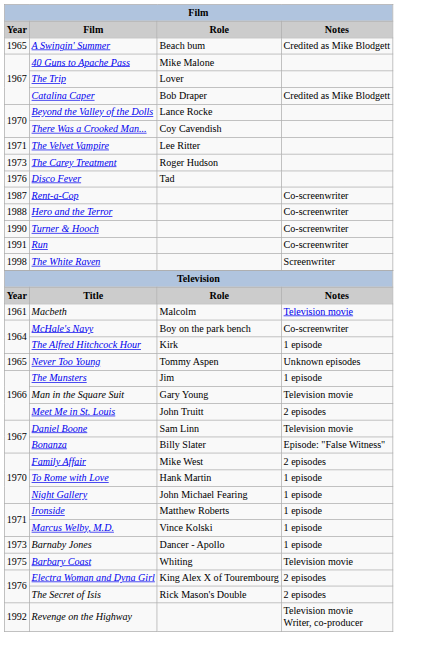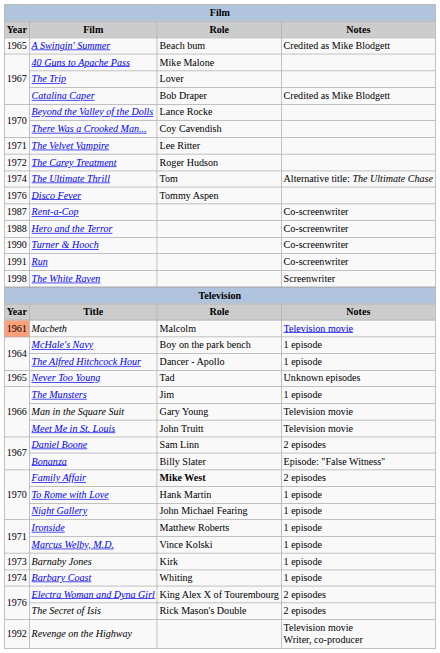(17, 162) 1973 -> (17, 162) 1972
+ row: (71, 179)
(167, 179) Tad -> (189, 196) Tommy Aspen
(17, 312) no background -> (17, 329) lightsalmon background
(316, 329) Co-screenwriter -> (303, 345) 1 episode
(169, 345) Kirk -> (192, 362) Dancer - Apollo
(189, 362) Tommy Aspen -> (167, 378) Tad
(305, 412) 2 episodes -> (318, 428) Television movie
(318, 428) Television movie -> (305, 445) 2 episodes
(181, 462) normal -> (183, 478) bold
(192, 545) Dancer - Apollo -> (169, 561) Kirk
(17, 561) 1975 -> (17, 578) 1974
(318, 561) Television movie -> (303, 578) 1 episode
